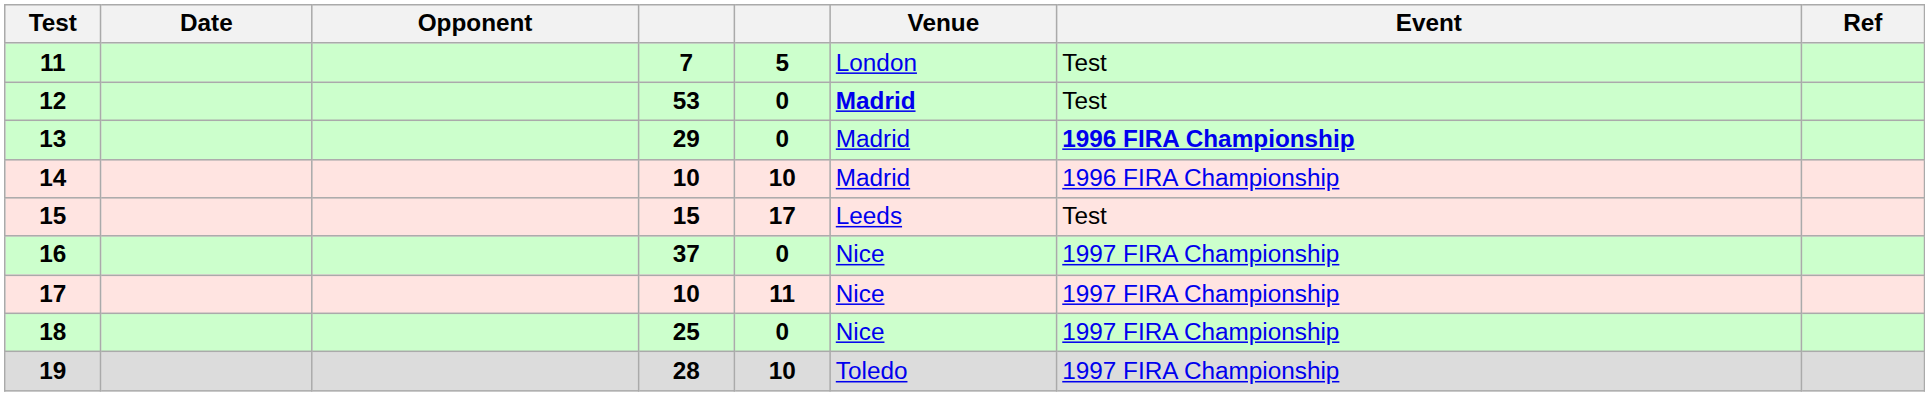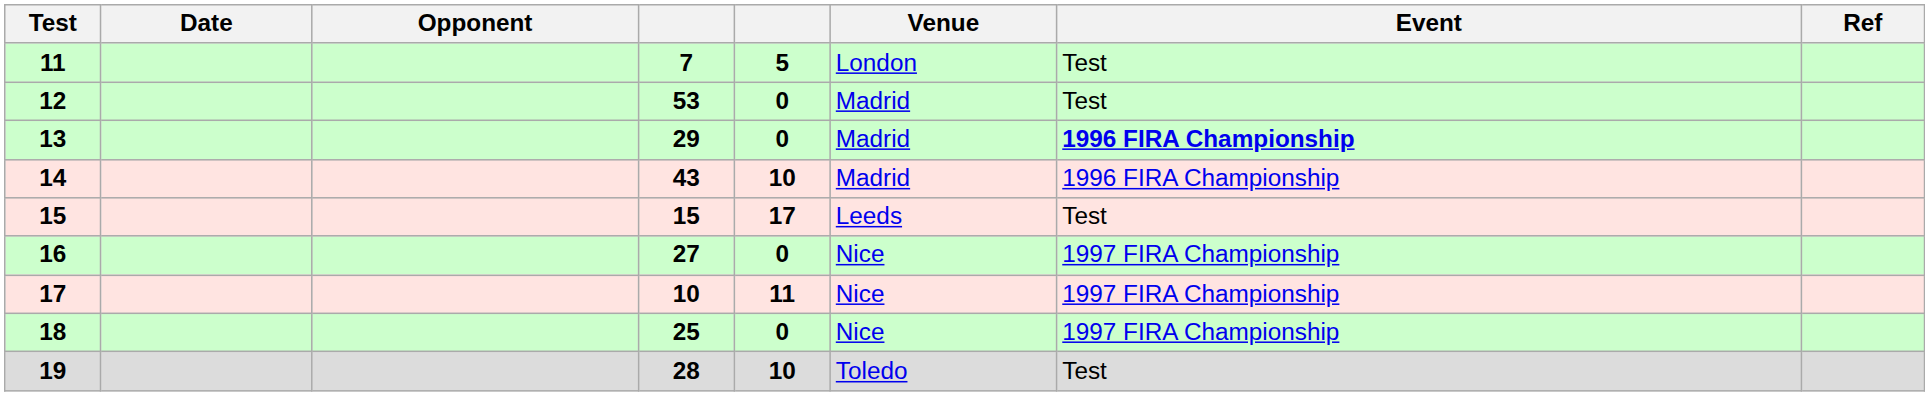(876, 100) bold -> (873, 100) normal
(686, 178) 10 -> (686, 178) 43
(686, 255) 37 -> (686, 255) 27
(1201, 370) 1997 FIRA Championship -> (1085, 370) Test
